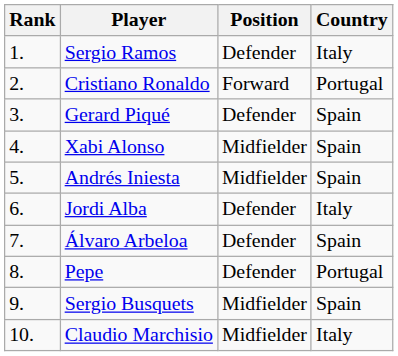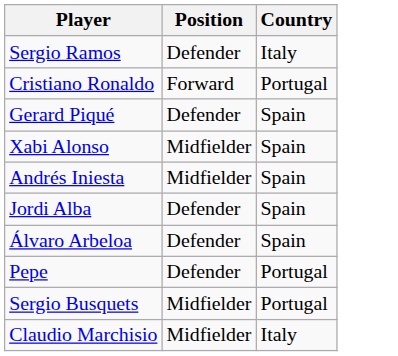- column: (32, 20)
(334, 209) Italy -> (283, 209) Spain
(339, 303) Spain -> (294, 303) Portugal
